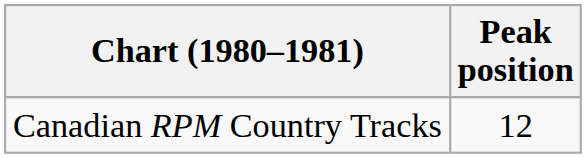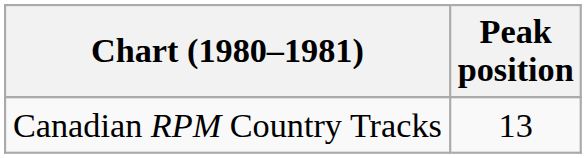(516, 124) 12 -> (516, 124) 13
